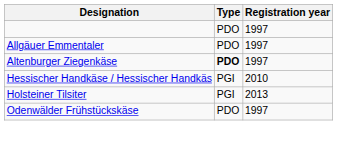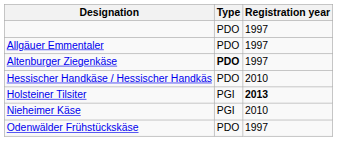(226, 78) PGI -> (228, 78) PDO
(257, 95) normal -> (257, 95) bold
+ row: (44, 111)
